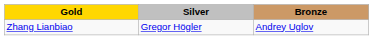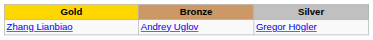columns swapped: (196, 12) <-> (311, 12)
